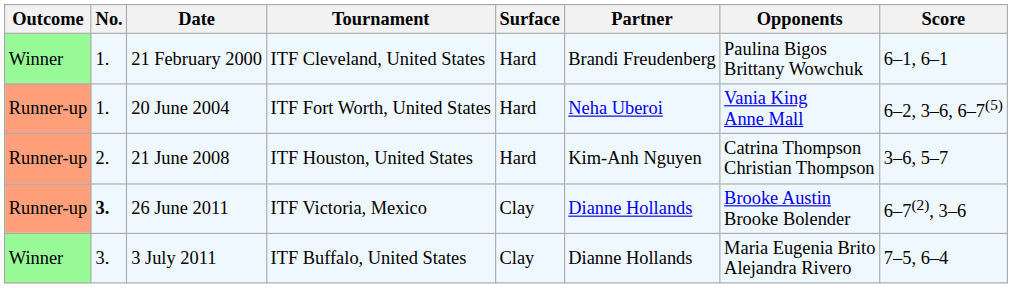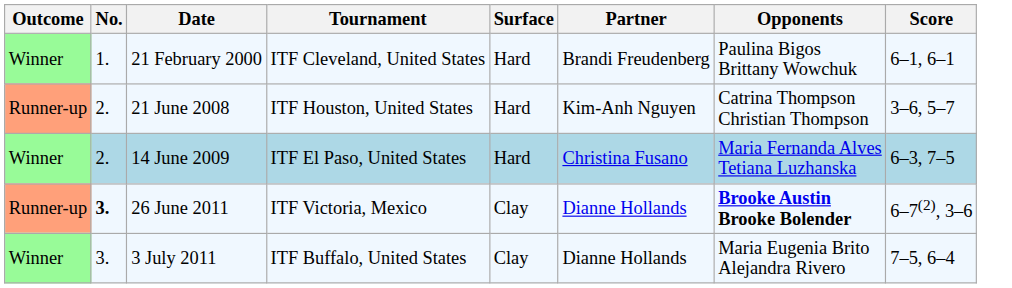- row: (180, 108)
+ row: (180, 158)
(787, 208) normal -> (785, 208) bold
